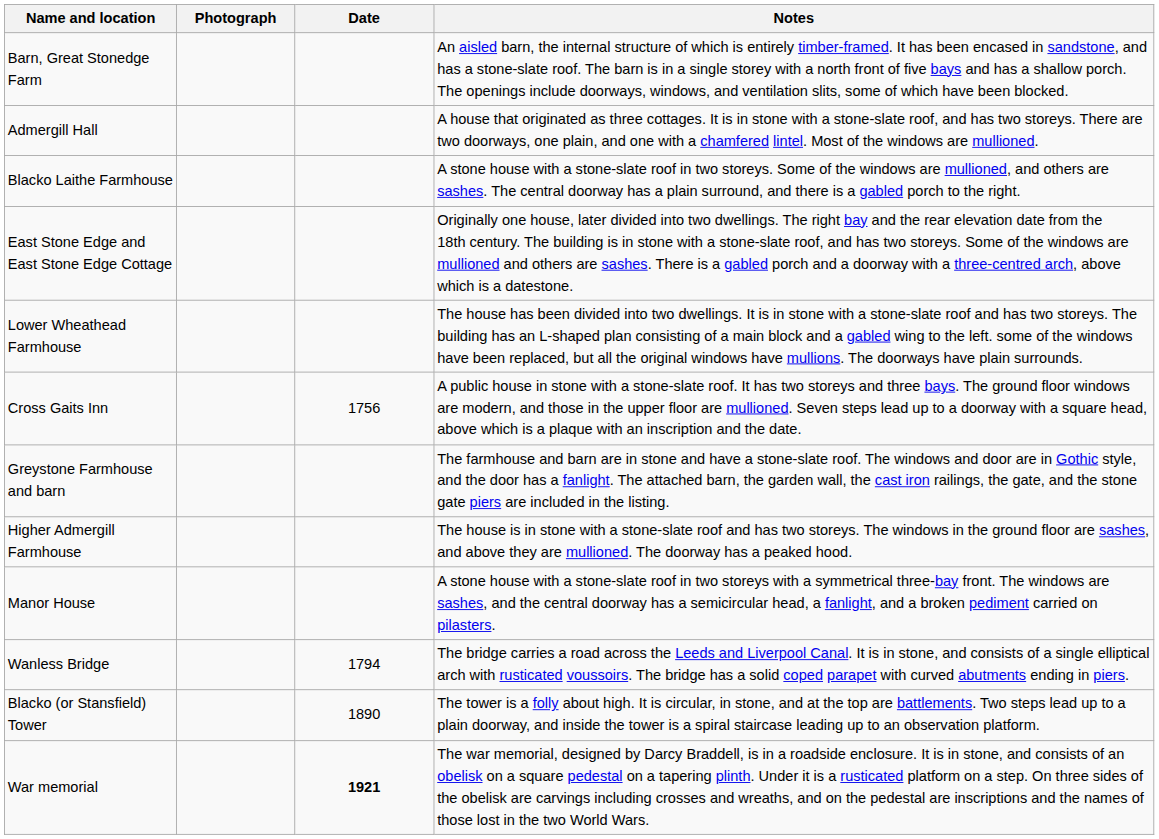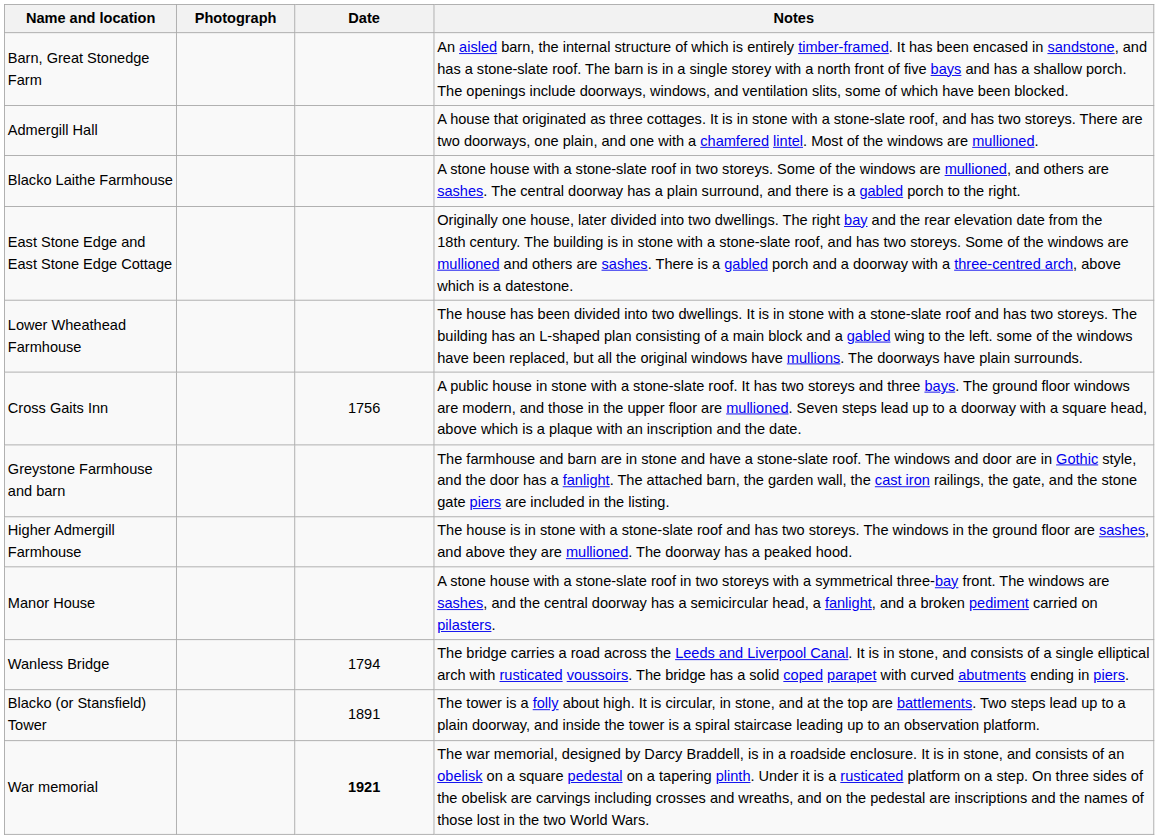(364, 715) 1890 -> (364, 715) 1891
